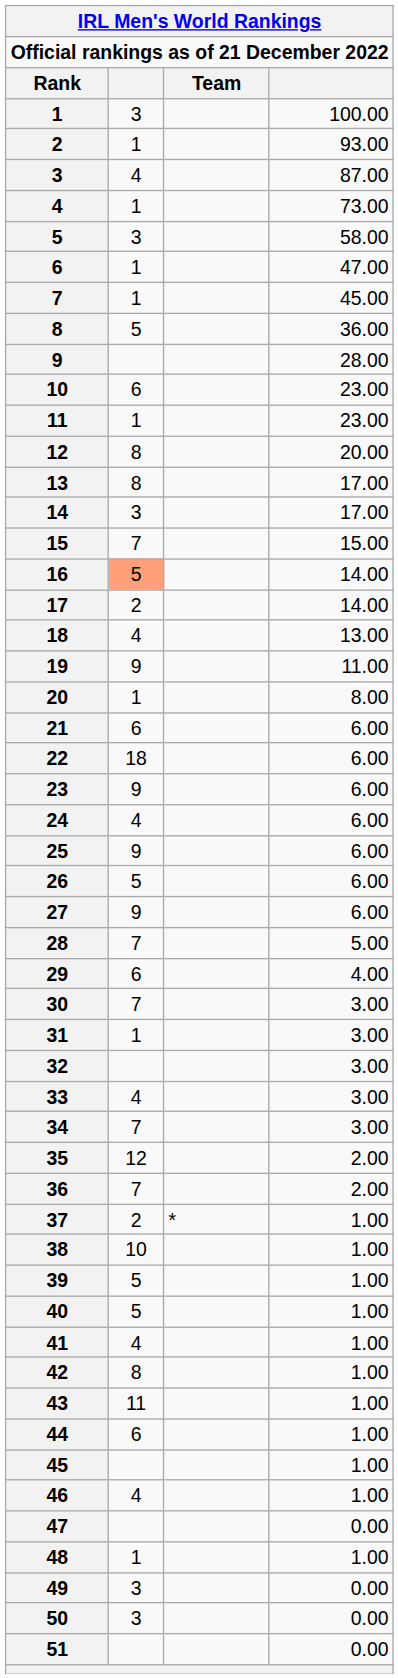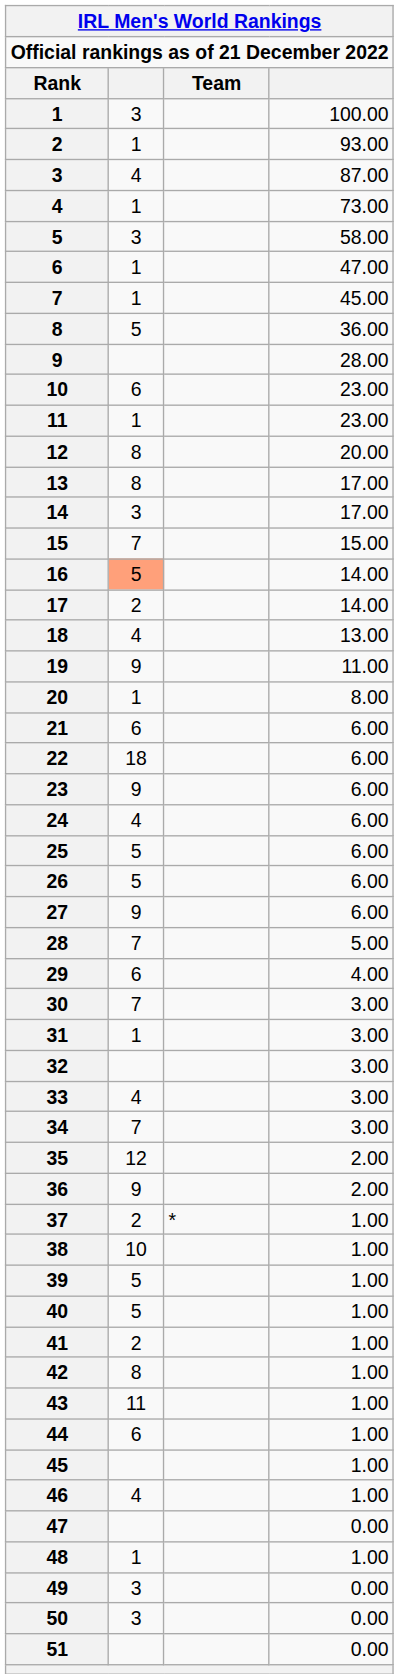(136, 851) 9 -> (136, 851) 5
(136, 1189) 7 -> (136, 1189) 9
(136, 1342) 4 -> (136, 1342) 2
